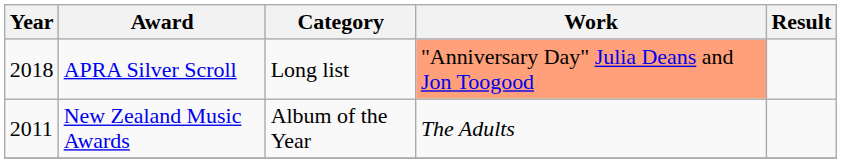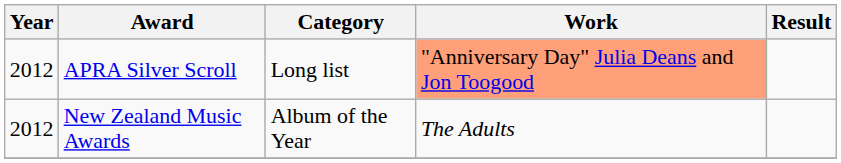(32, 68) 2018 -> (32, 68) 2012
(31, 128) 2011 -> (32, 128) 2012
